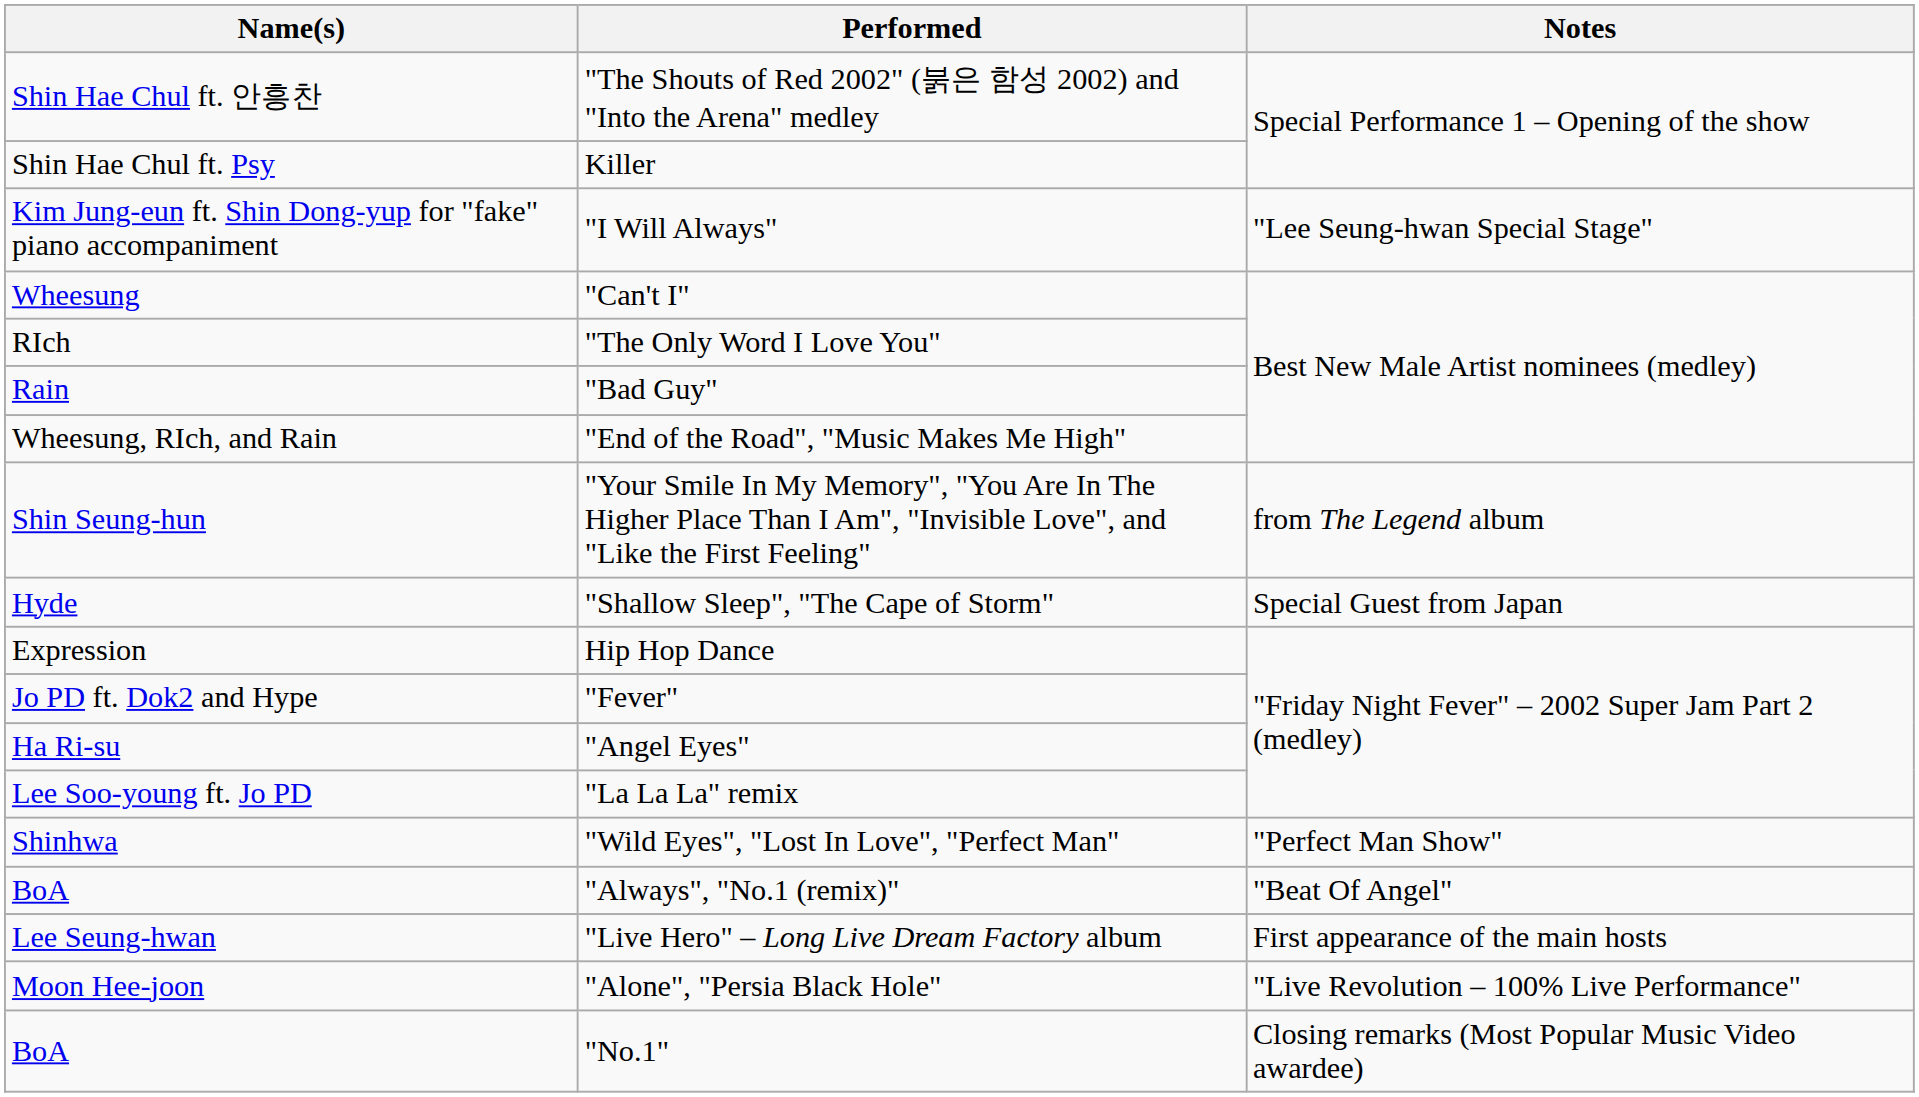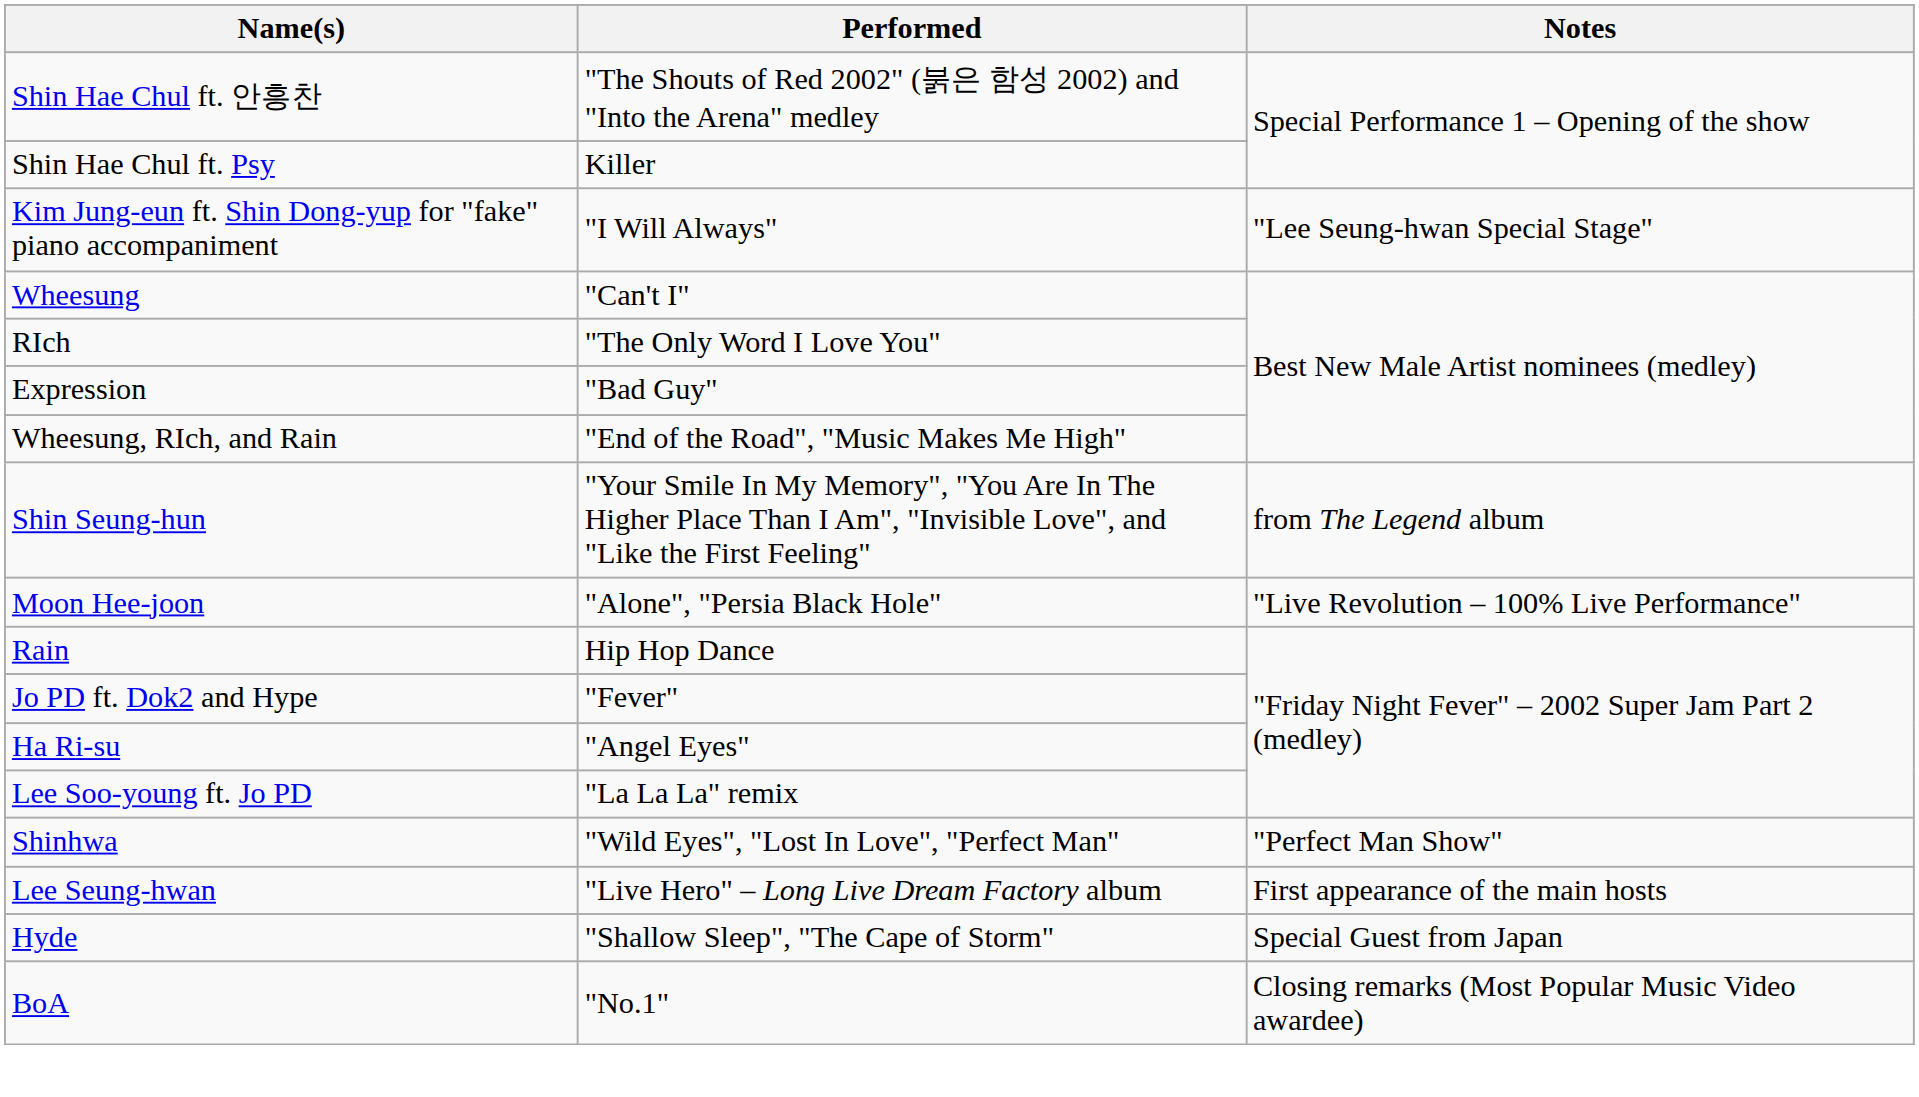(40, 389) Rain -> (79, 389) Expression
rows swapped: (763, 985) <-> (819, 601)
(79, 649) Expression -> (40, 649) Rain
- row: (742, 889)
